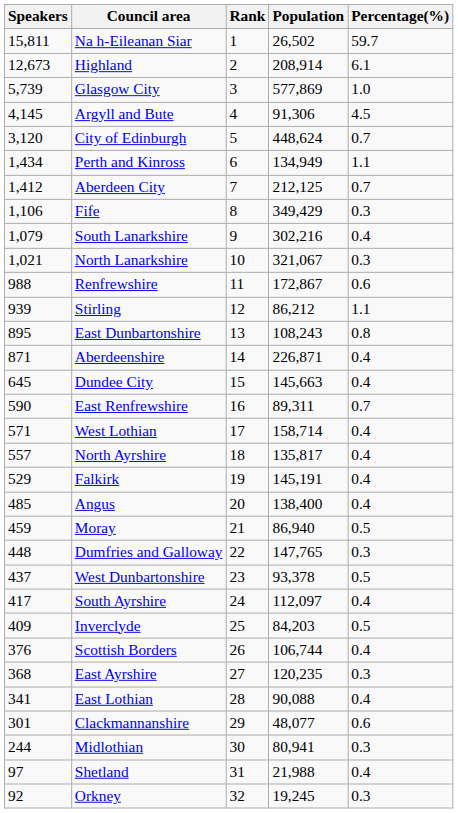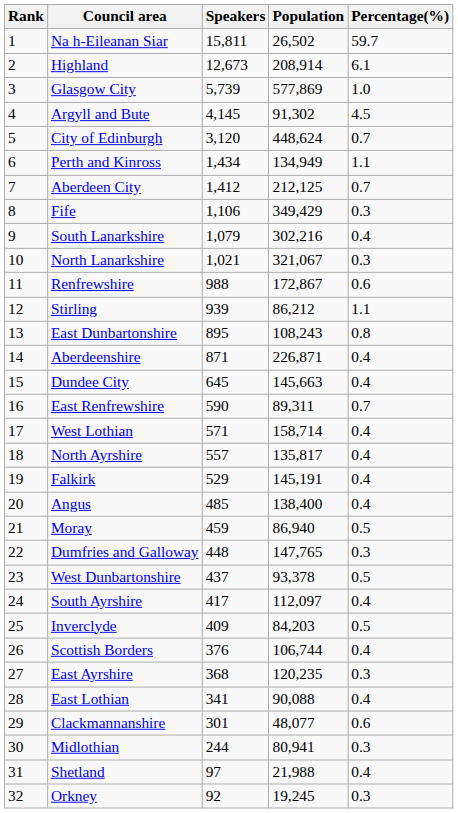columns swapped: (247, 16) <-> (38, 16)
(294, 114) 91,306 -> (294, 114) 91,302
